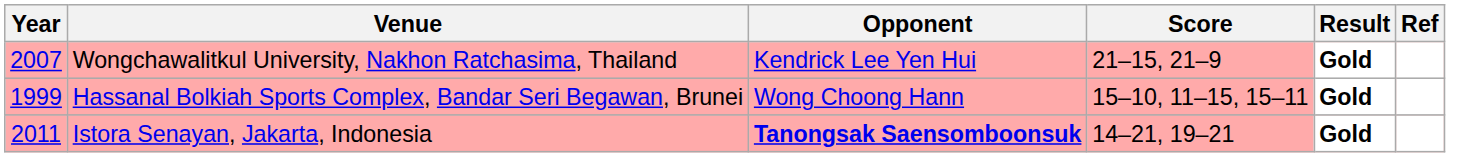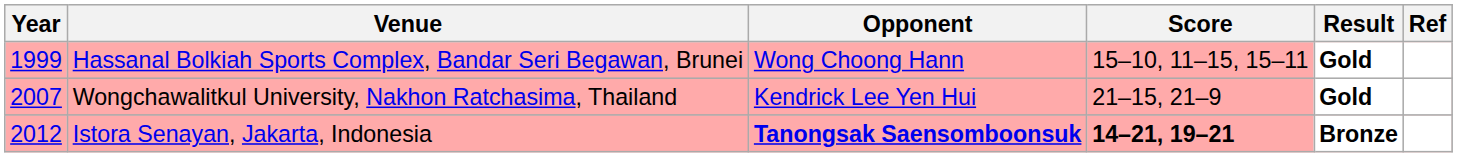rows swapped: (408, 97) <-> (375, 60)
(36, 134) 2011 -> (36, 134) 2012
(1163, 134) normal -> (1163, 134) bold
(1346, 134) Gold -> (1359, 134) Bronze
